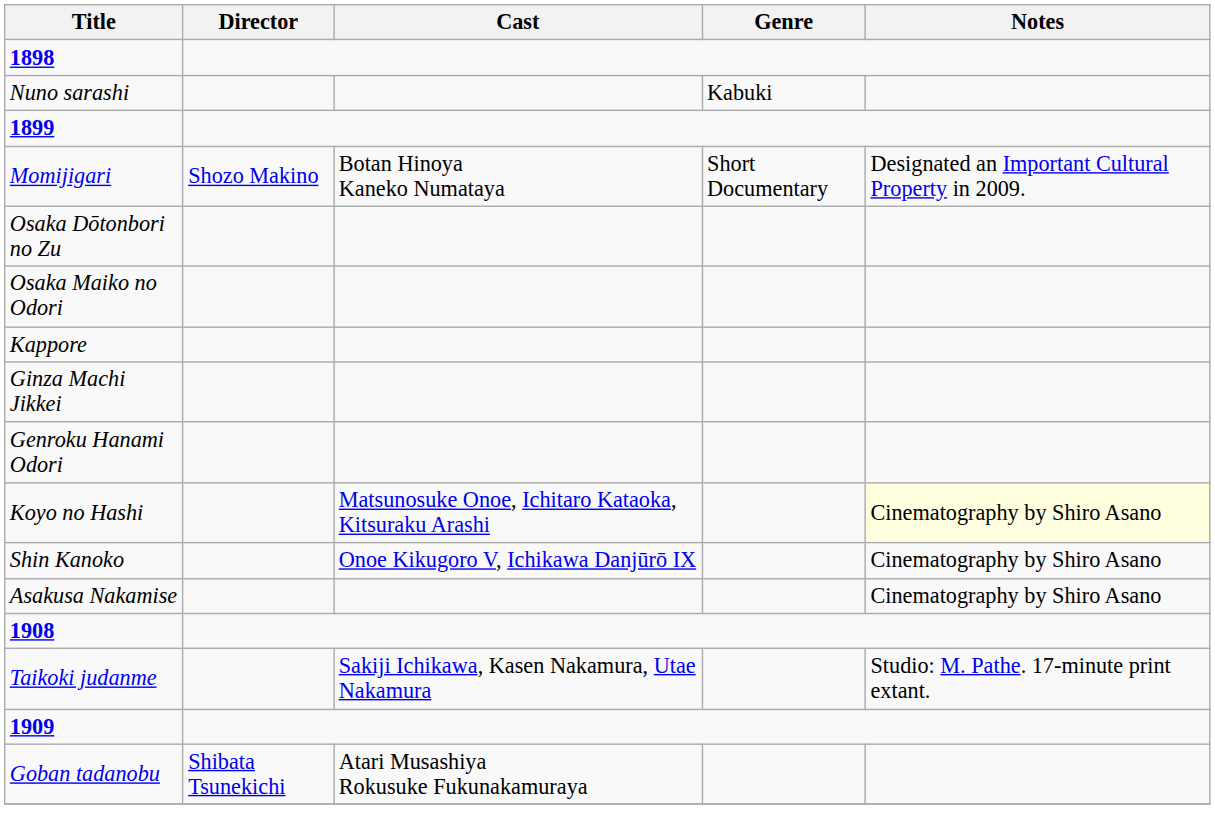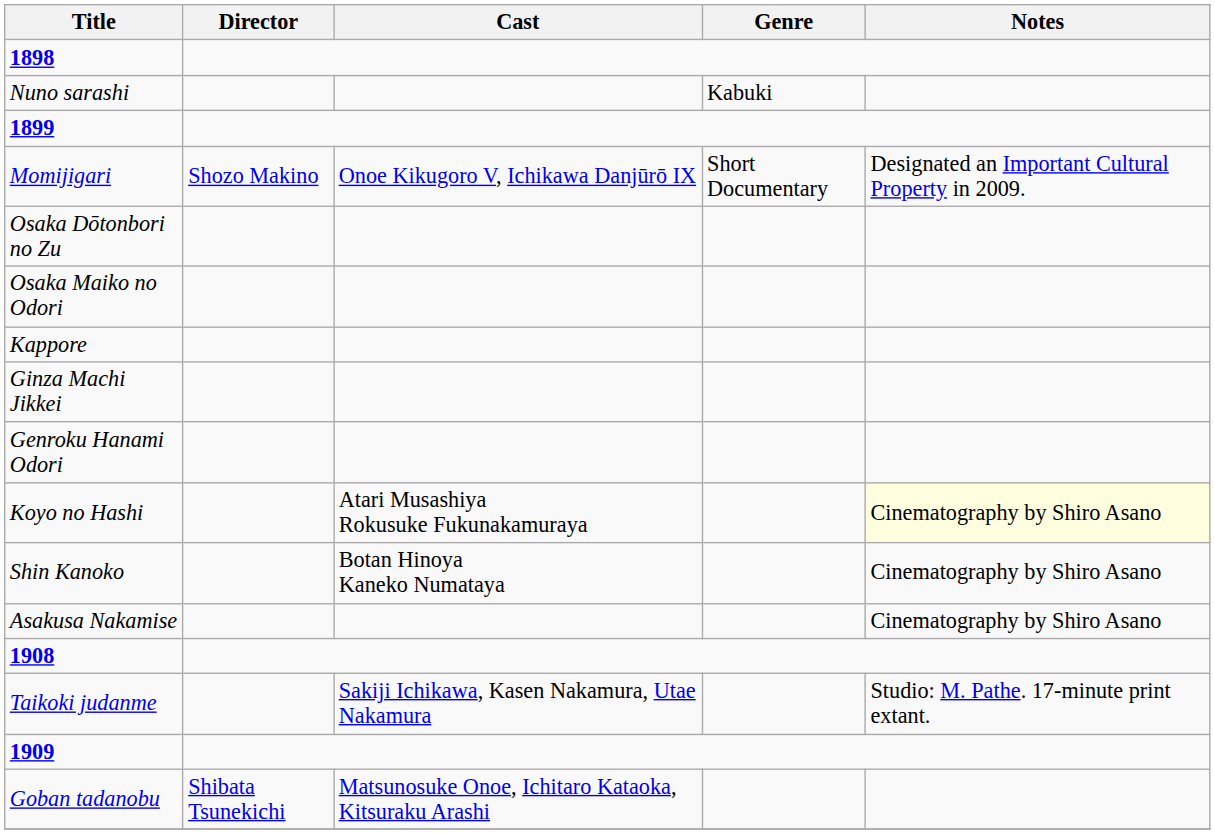(422, 175) Botan Hinoya Kaneko Numataya -> (517, 175) Onoe Kikugoro V, Ichikawa Danjūrō IX
(508, 512) Matsunosuke Onoe, Ichitaro Kataoka, Kitsuraku Arashi -> (463, 512) Atari Musashiya Rokusuke Fukunakamuraya
(517, 560) Onoe Kikugoro V, Ichikawa Danjūrō IX -> (422, 572) Botan Hinoya Kaneko Numataya
(463, 774) Atari Musashiya Rokusuke Fukunakamuraya -> (508, 799) Matsunosuke Onoe, Ichitaro Kataoka, Kitsuraku Arashi
